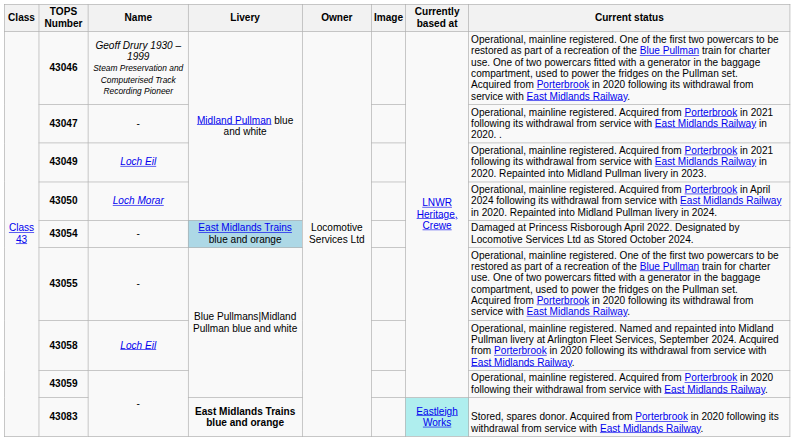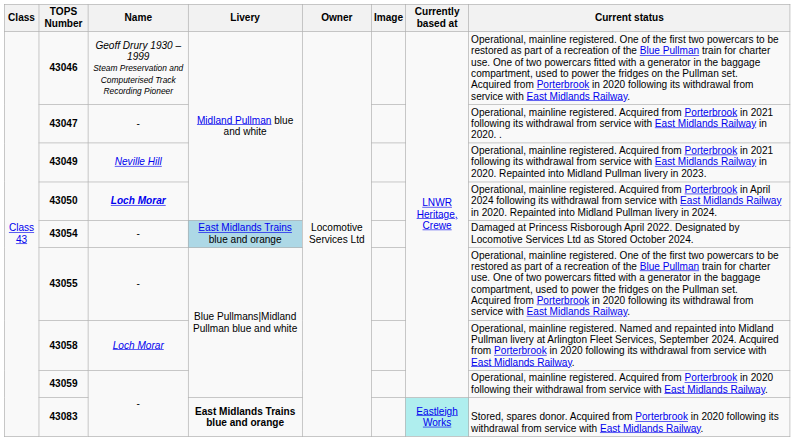(138, 162) Loch Eil -> (138, 162) Neville Hill
(138, 201) normal -> (138, 201) bold
(138, 345) Loch Eil -> (138, 345) Loch Morar
